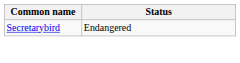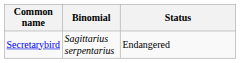+ column: (91, 17)
